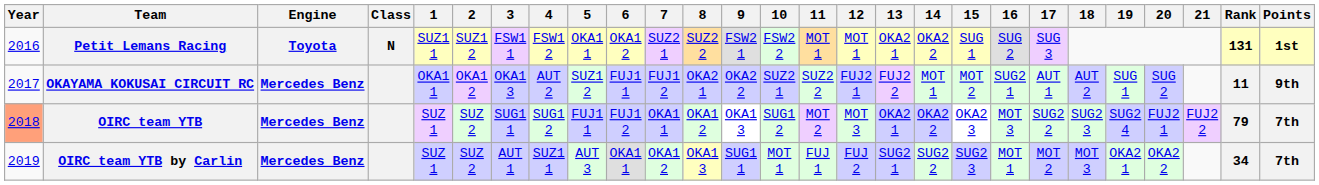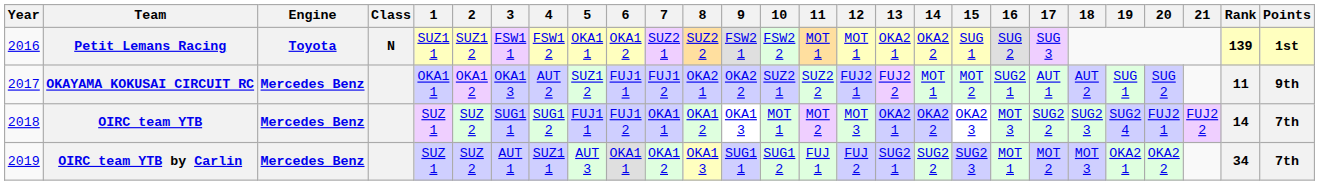(1241, 46) 131 -> (1241, 46) 139
(24, 123) lightsalmon background -> (24, 123) no background
(779, 123) SUG1 2 -> (779, 123) MOT 1
(1241, 123) 79 -> (1241, 123) 14
(779, 161) MOT 1 -> (779, 161) SUG1 2
